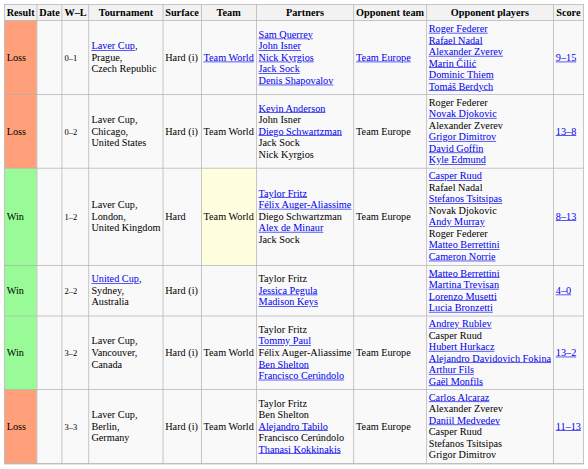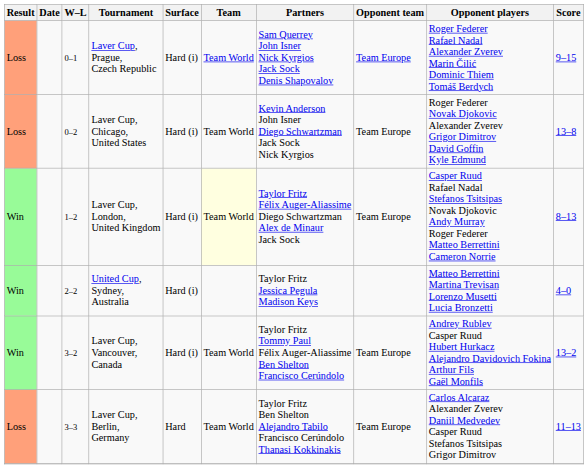(175, 216) Hard -> (182, 216) Hard (i)
(182, 426) Hard (i) -> (175, 426) Hard
